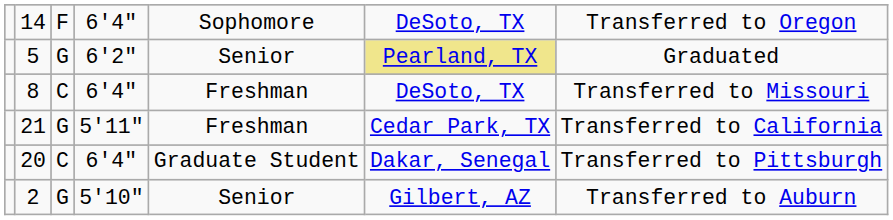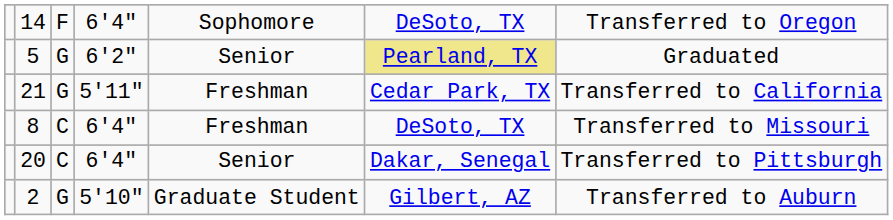rows swapped: (33, 92) <-> (33, 127)
(257, 162) Graduate Student -> (257, 162) Senior
(257, 197) Senior -> (257, 197) Graduate Student
